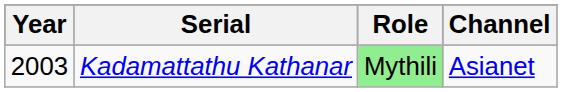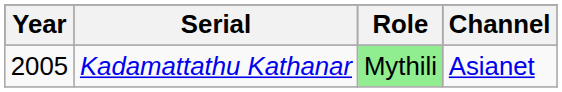(39, 65) 2003 -> (39, 65) 2005
